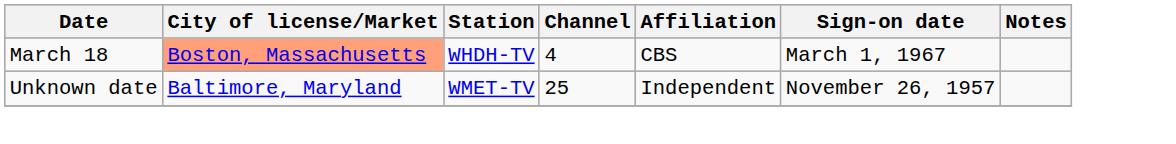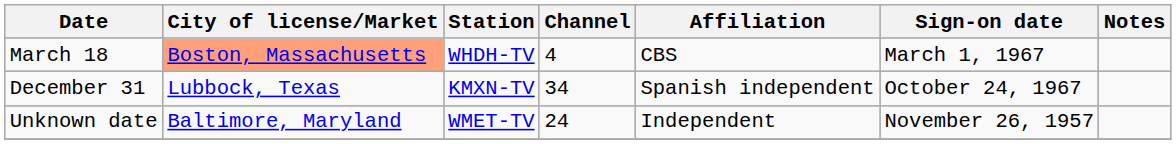+ row: (77, 88)
(557, 88) 25 -> (557, 122) 24
